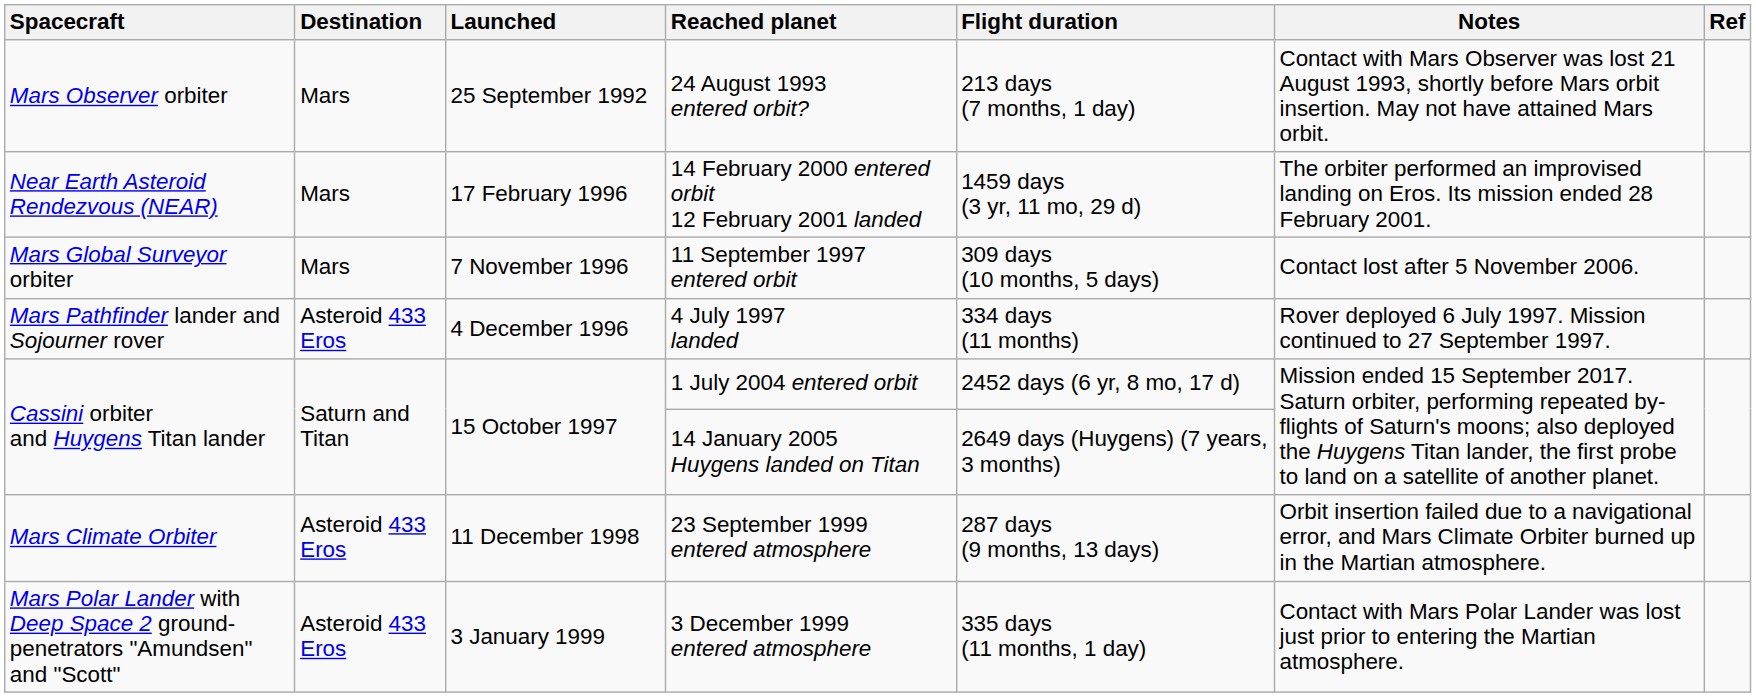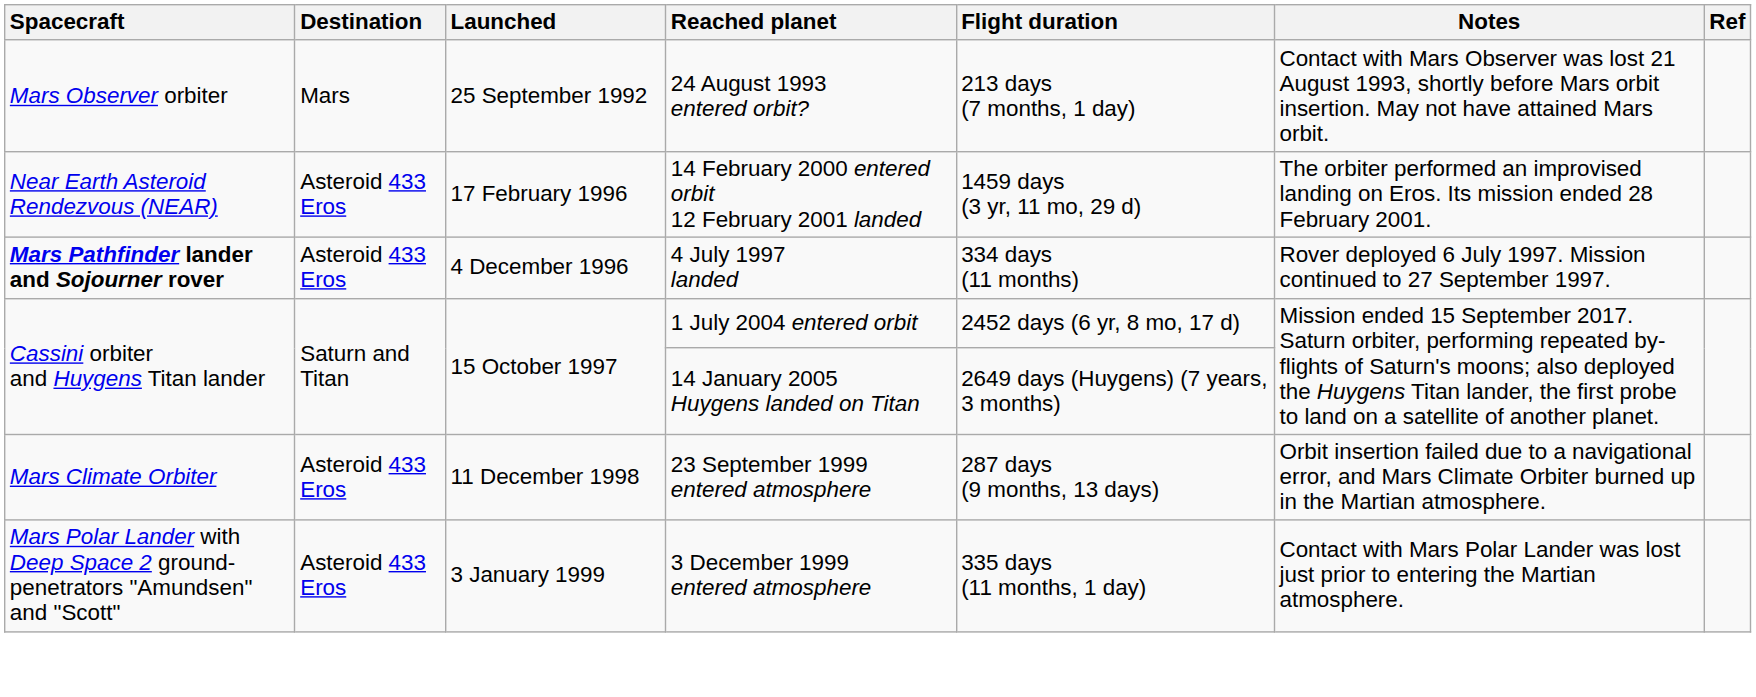(325, 194) Mars -> (363, 194) Asteroid 433 Eros
- row: (768, 267)
(145, 328) normal -> (131, 267) bold
